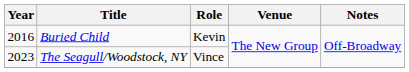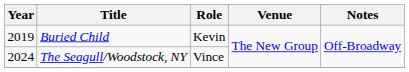(21, 36) 2016 -> (21, 36) 2019
(21, 57) 2023 -> (21, 57) 2024
